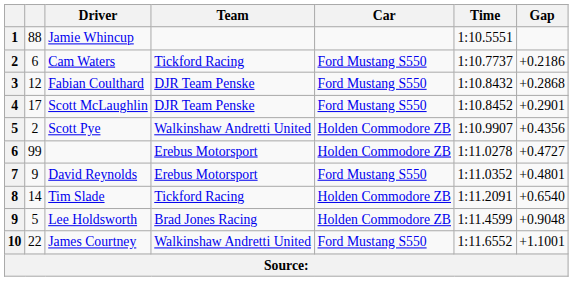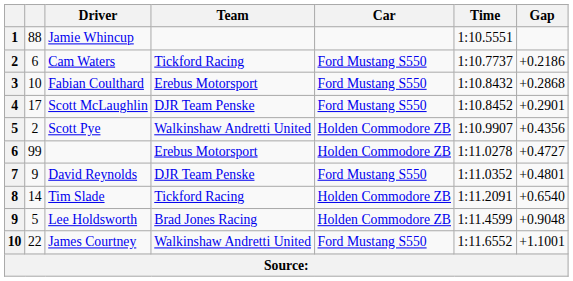(35, 83) 12 -> (35, 83) 10
(204, 83) DJR Team Penske -> (206, 83) Erebus Motorsport
(206, 174) Erebus Motorsport -> (204, 174) DJR Team Penske
